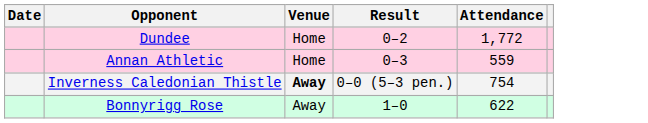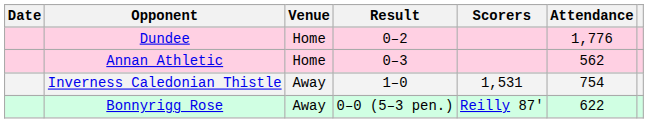+ column: (502, 16)
(502, 39) 1,772 -> (592, 39) 1,776
(502, 61) 559 -> (592, 61) 562
(309, 84) bold -> (309, 84) normal
(395, 84) 0–0 (5–3 pen.) -> (395, 84) 1–0
(395, 107) 1–0 -> (395, 107) 0–0 (5–3 pen.)
